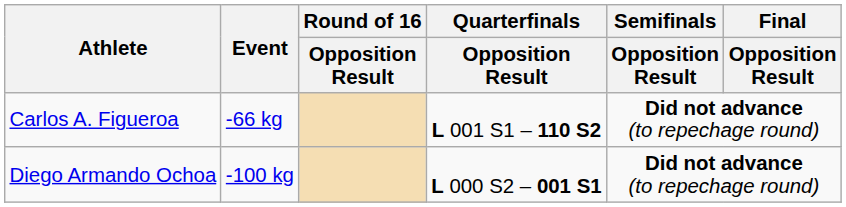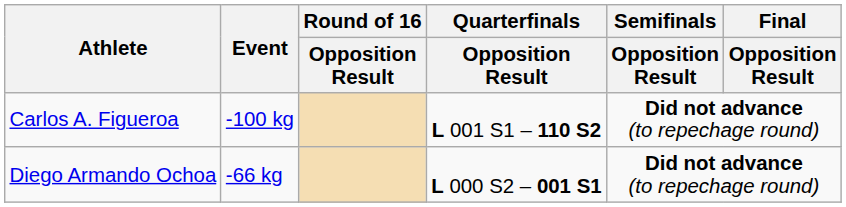(254, 120) -66 kg -> (260, 120) -100 kg
(260, 175) -100 kg -> (254, 175) -66 kg
